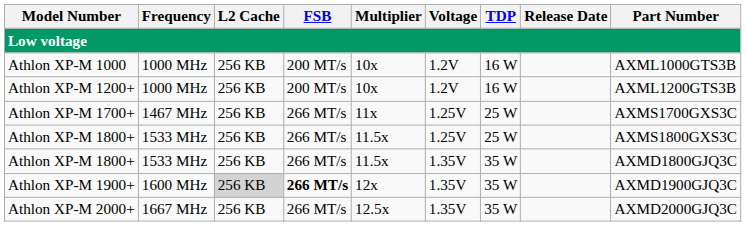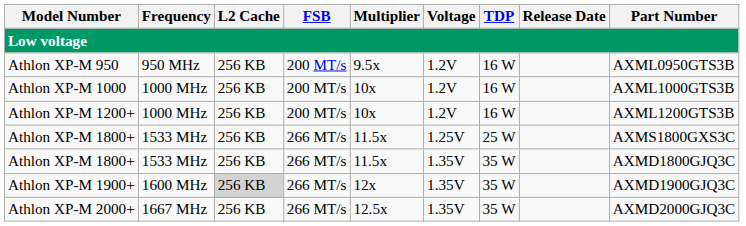+ row: (63, 64)
- row: (71, 112)
(317, 185) bold -> (317, 185) normal
